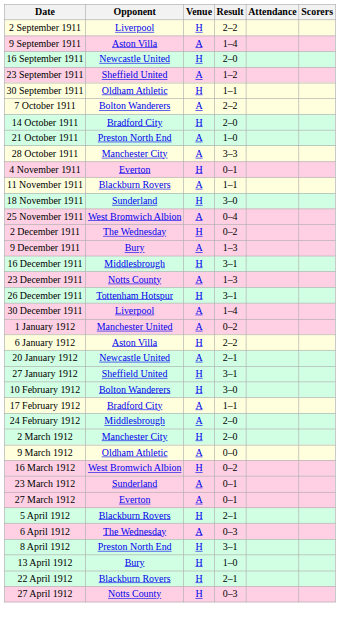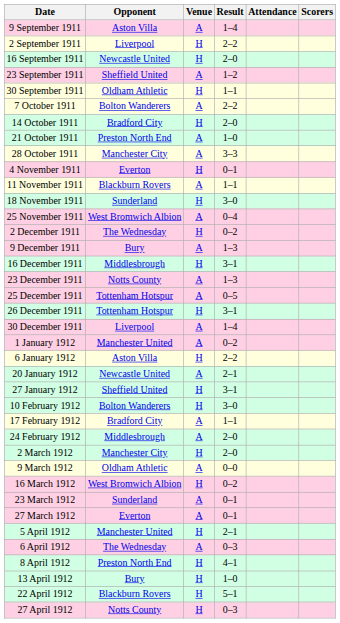rows swapped: (45, 28) <-> (45, 43)
+ row: (45, 295)
(135, 515) Blackburn Rovers -> (135, 531) Manchester United
(230, 547) 3–1 -> (230, 563) 4–1
(230, 578) 2–1 -> (230, 594) 5–1
